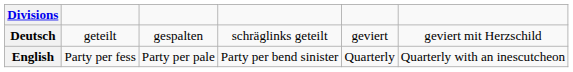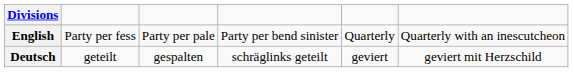rows swapped: (33, 56) <-> (33, 35)
